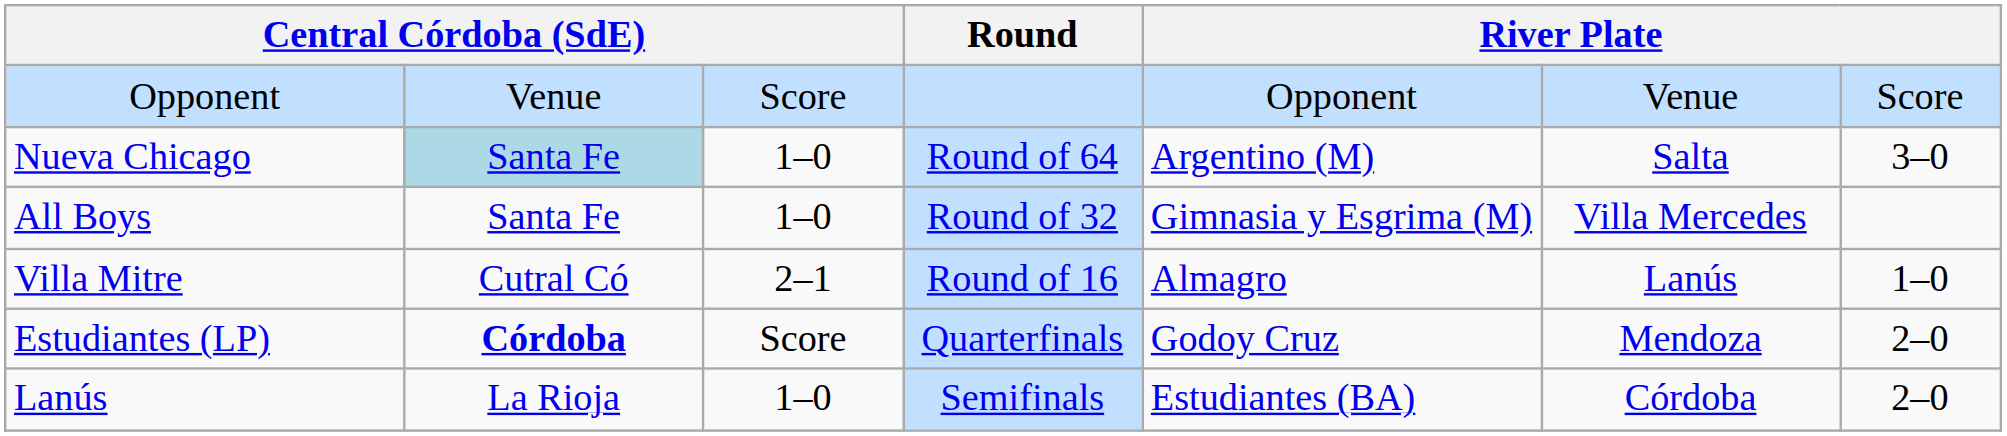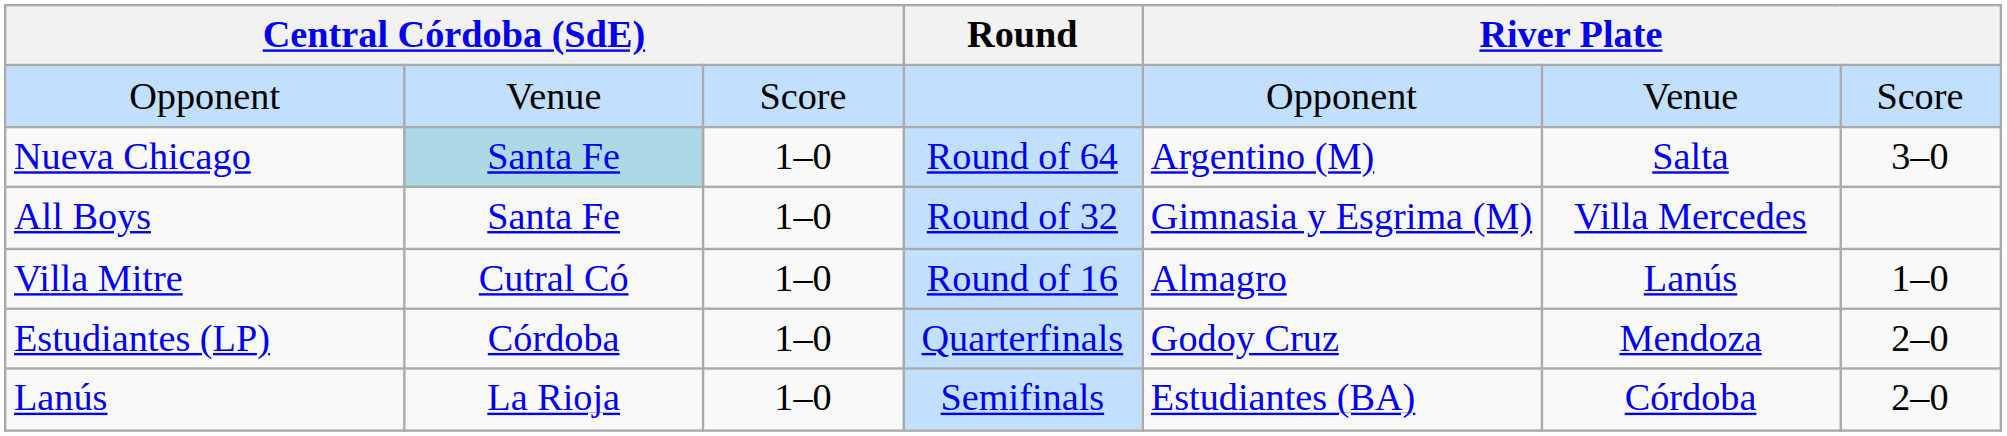(803, 277) 2–1 -> (803, 277) 1–0
(554, 338) bold -> (554, 338) normal
(803, 338) Score -> (803, 338) 1–0
